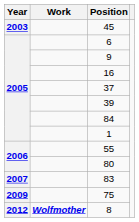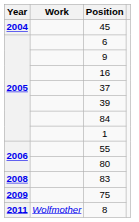(17, 27) 2003 -> (17, 27) 2004
(17, 179) 2007 -> (17, 179) 2008
(17, 210) 2012 -> (17, 210) 2011
(59, 210) bold -> (57, 210) normal
